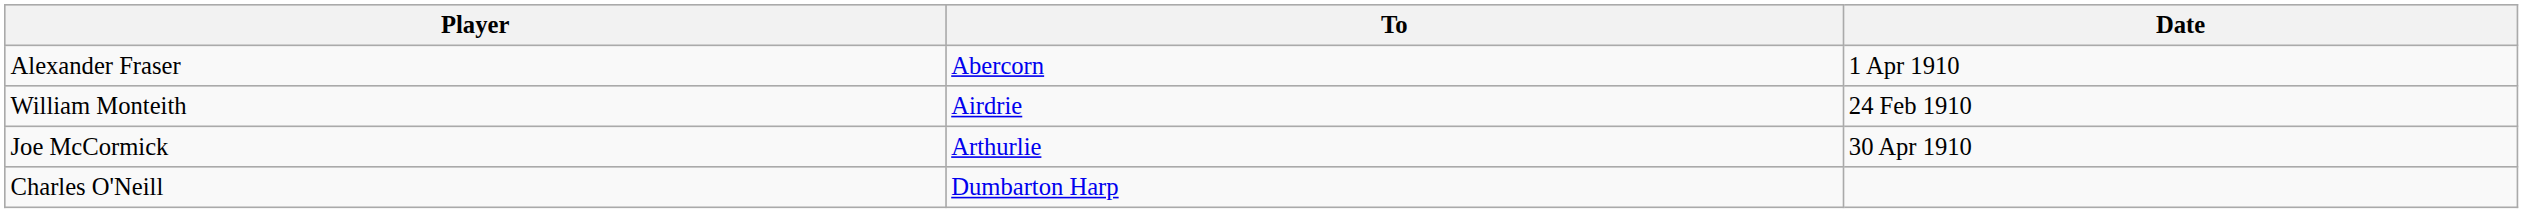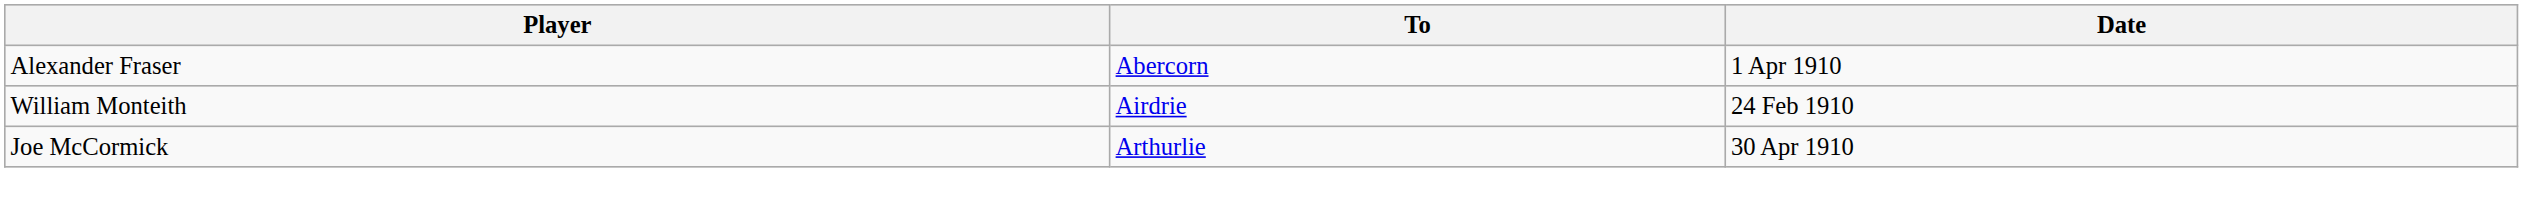- row: (87, 187)
